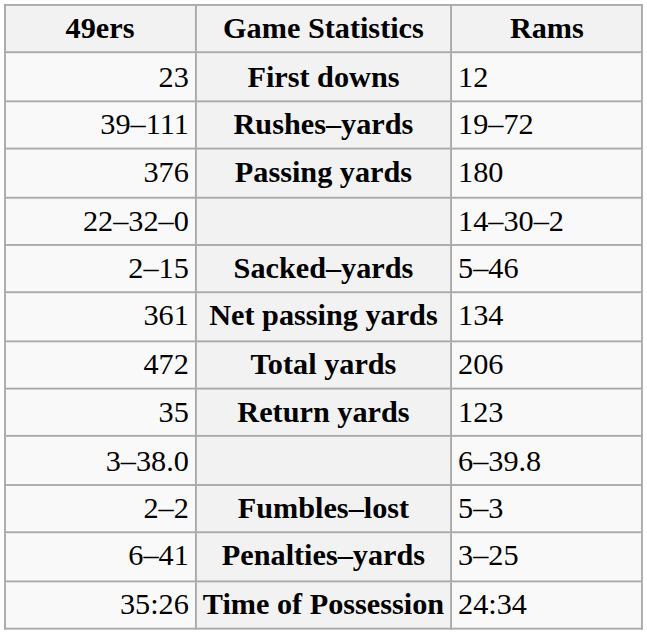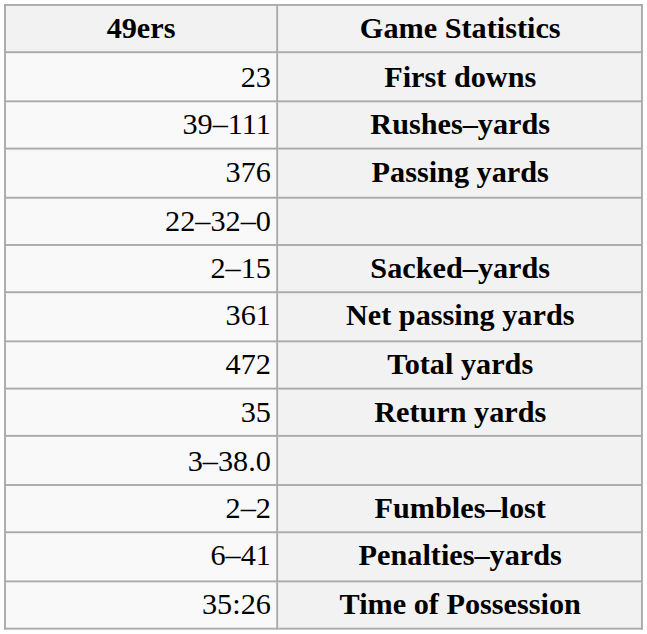- column: (547, 28)
